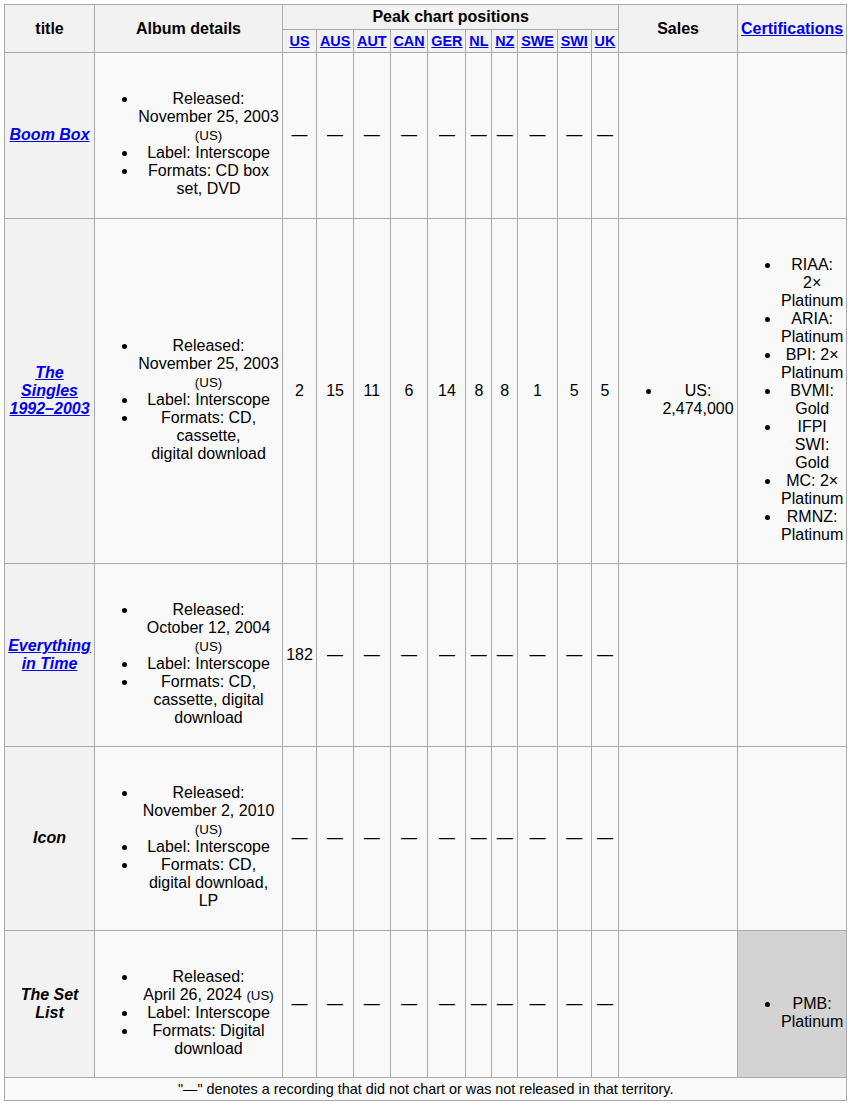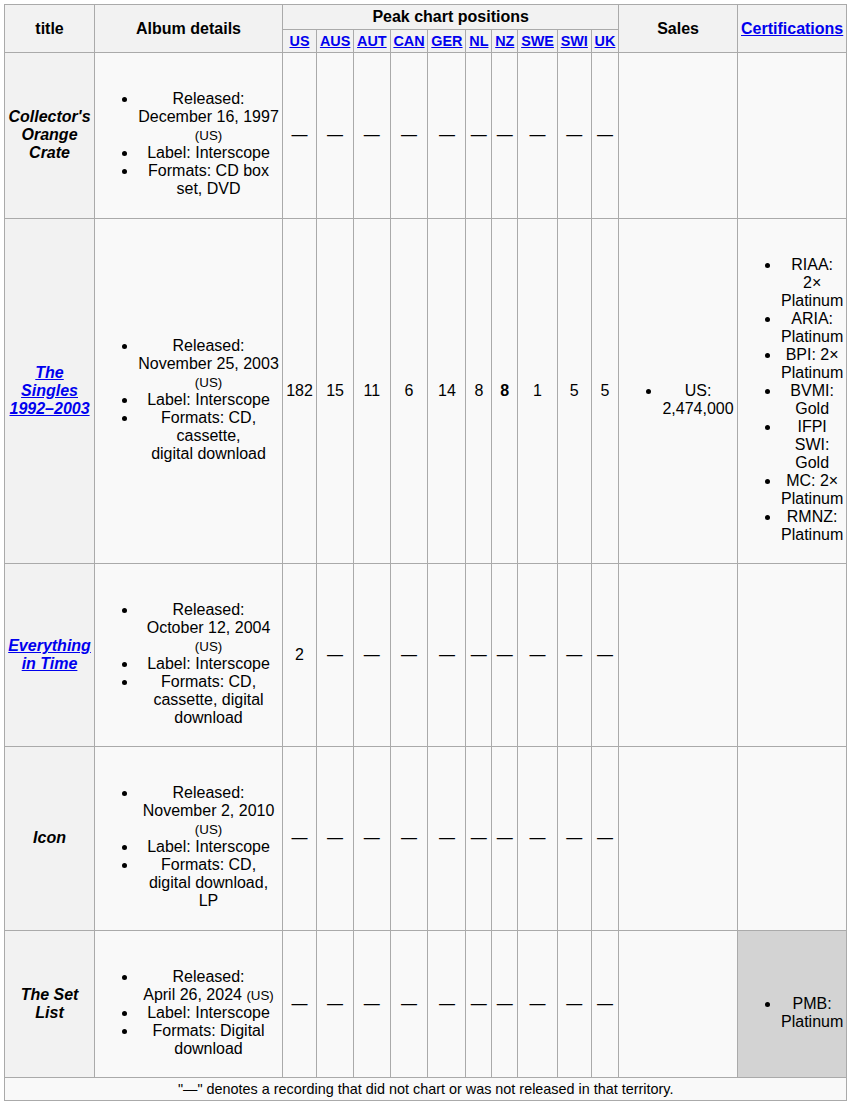+ row: (50, 135)
- row: (50, 135)
(300, 390) 2 -> (300, 390) 182
(505, 390) normal -> (505, 390) bold
(300, 655) 182 -> (300, 655) 2
